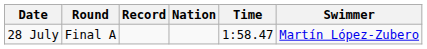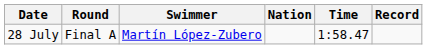columns swapped: (349, 14) <-> (144, 14)
